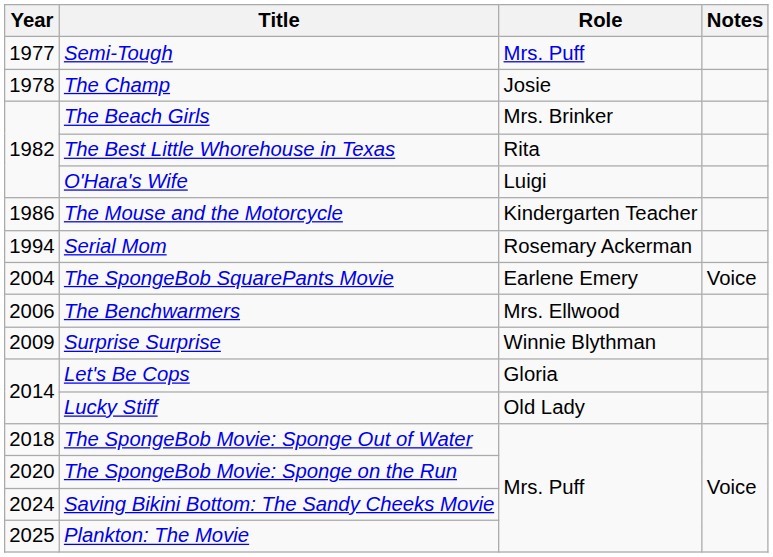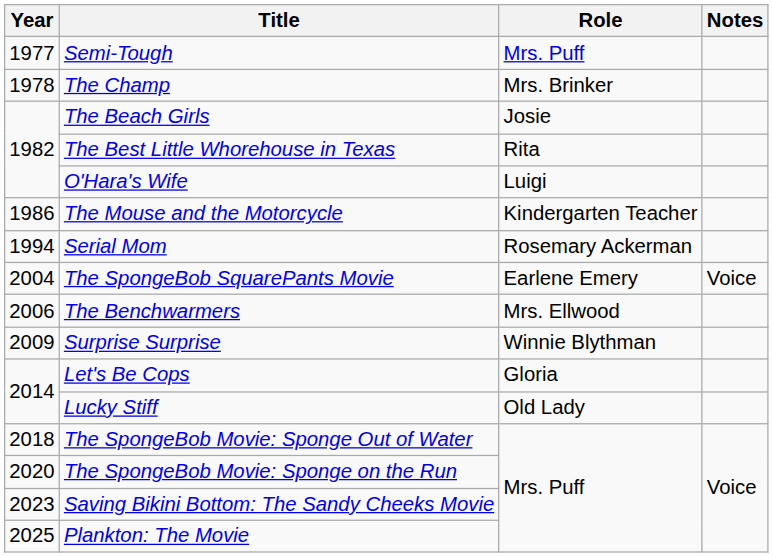(527, 85) Josie -> (558, 85) Mrs. Brinker
(558, 117) Mrs. Brinker -> (527, 117) Josie
(32, 504) 2024 -> (32, 504) 2023
